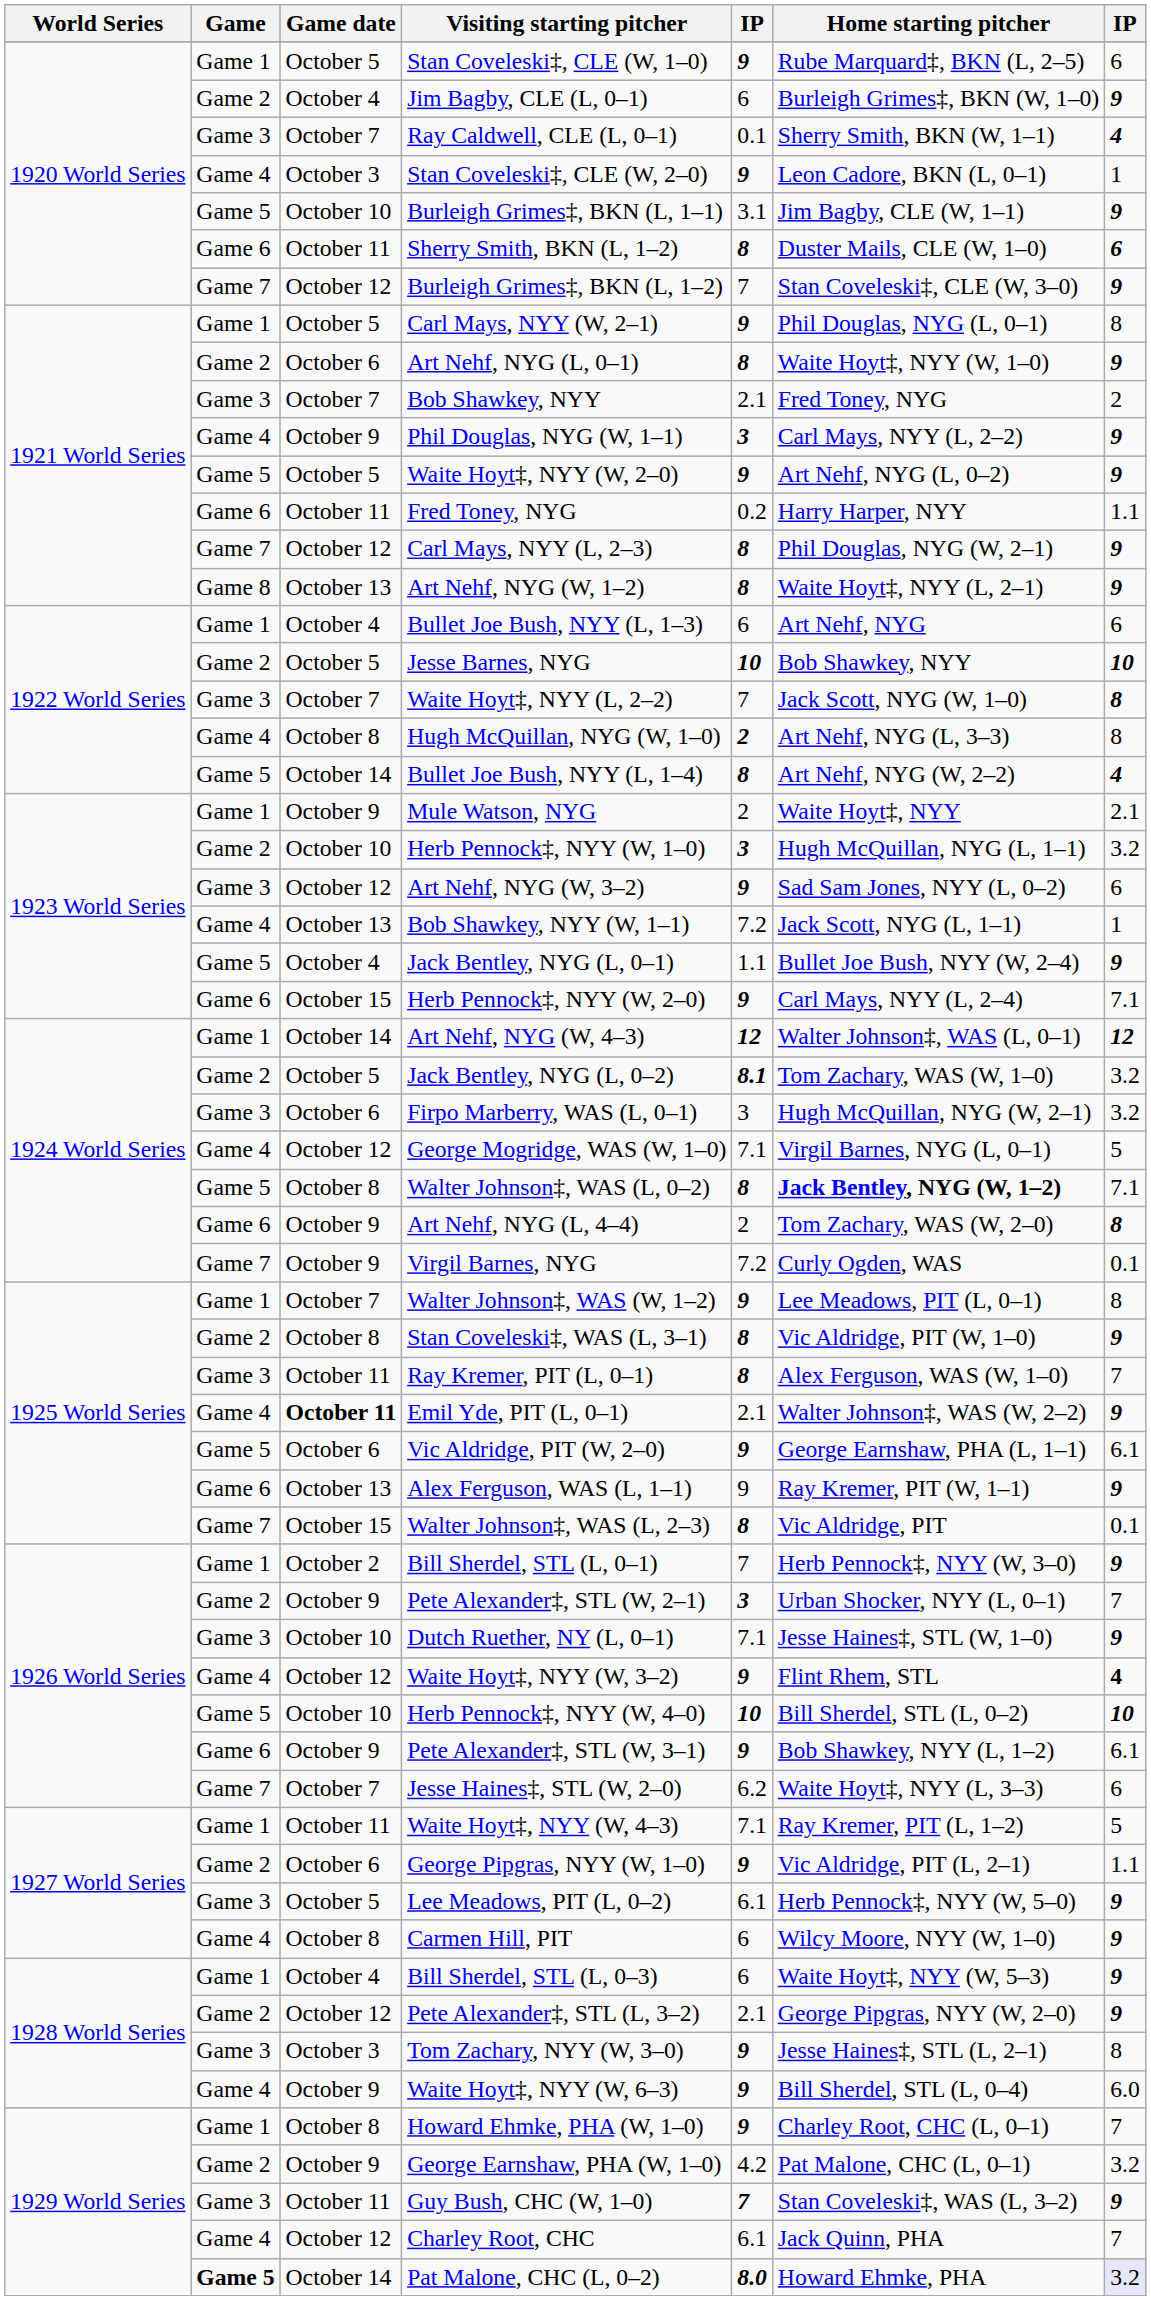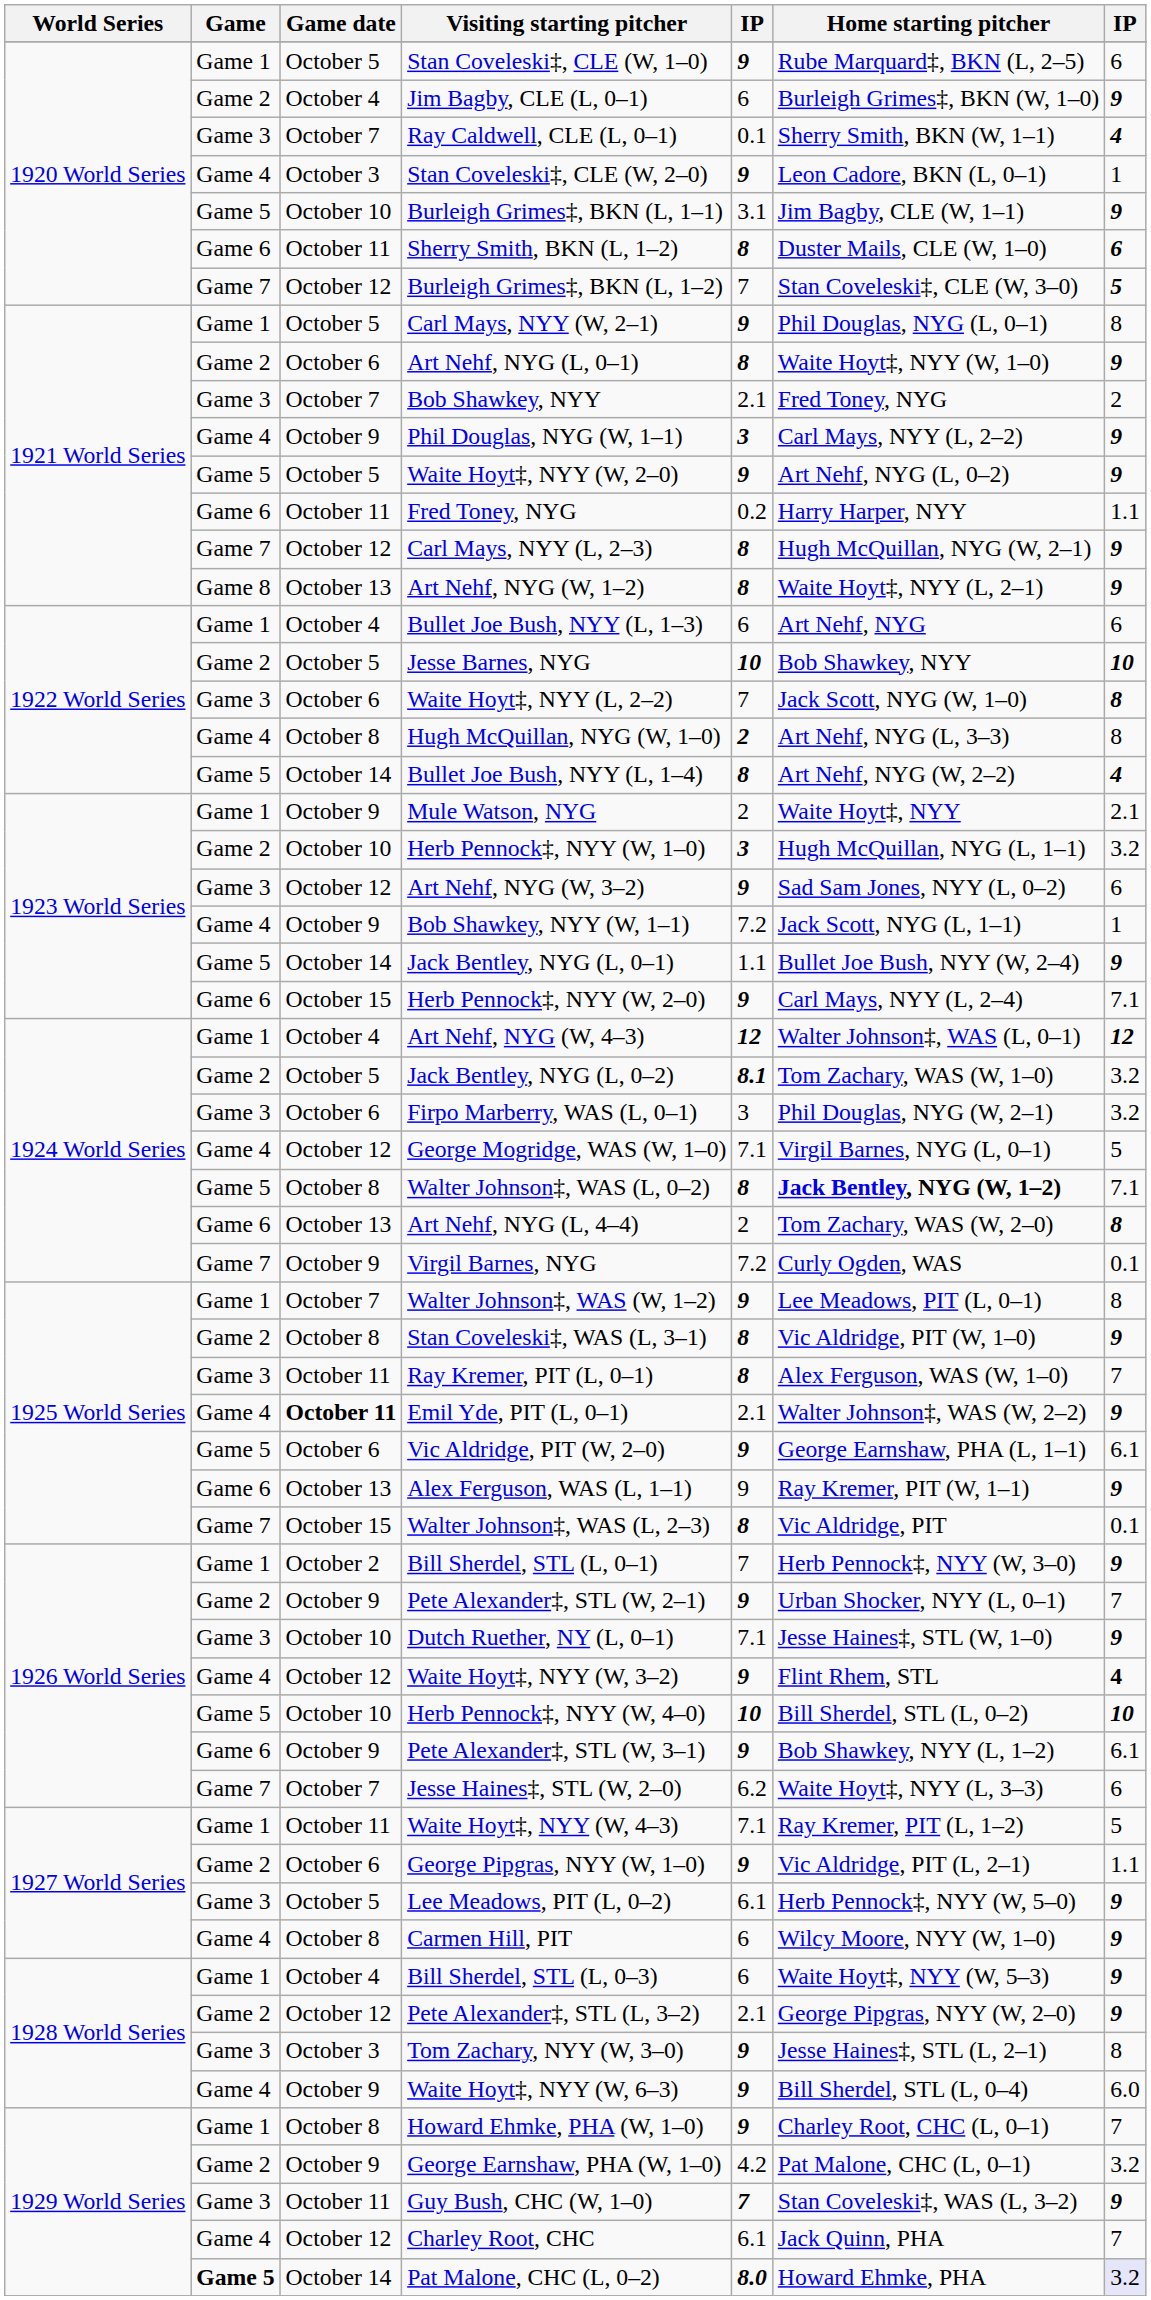(1116, 286) 9 -> (1116, 286) 5
(916, 549) Phil Douglas, NYG (W, 2–1) -> (935, 549) Hugh McQuillan, NYG (W, 2–1)
(333, 699) October 7 -> (333, 699) October 6
(338, 924) October 13 -> (333, 924) October 9
(333, 962) October 4 -> (338, 962) October 14
(338, 1037) October 14 -> (333, 1037) October 4
(935, 1112) Hugh McQuillan, NYG (W, 2–1) -> (916, 1112) Phil Douglas, NYG (W, 2–1)
(333, 1225) October 9 -> (338, 1225) October 13
(743, 1600) 3 -> (743, 1600) 9
